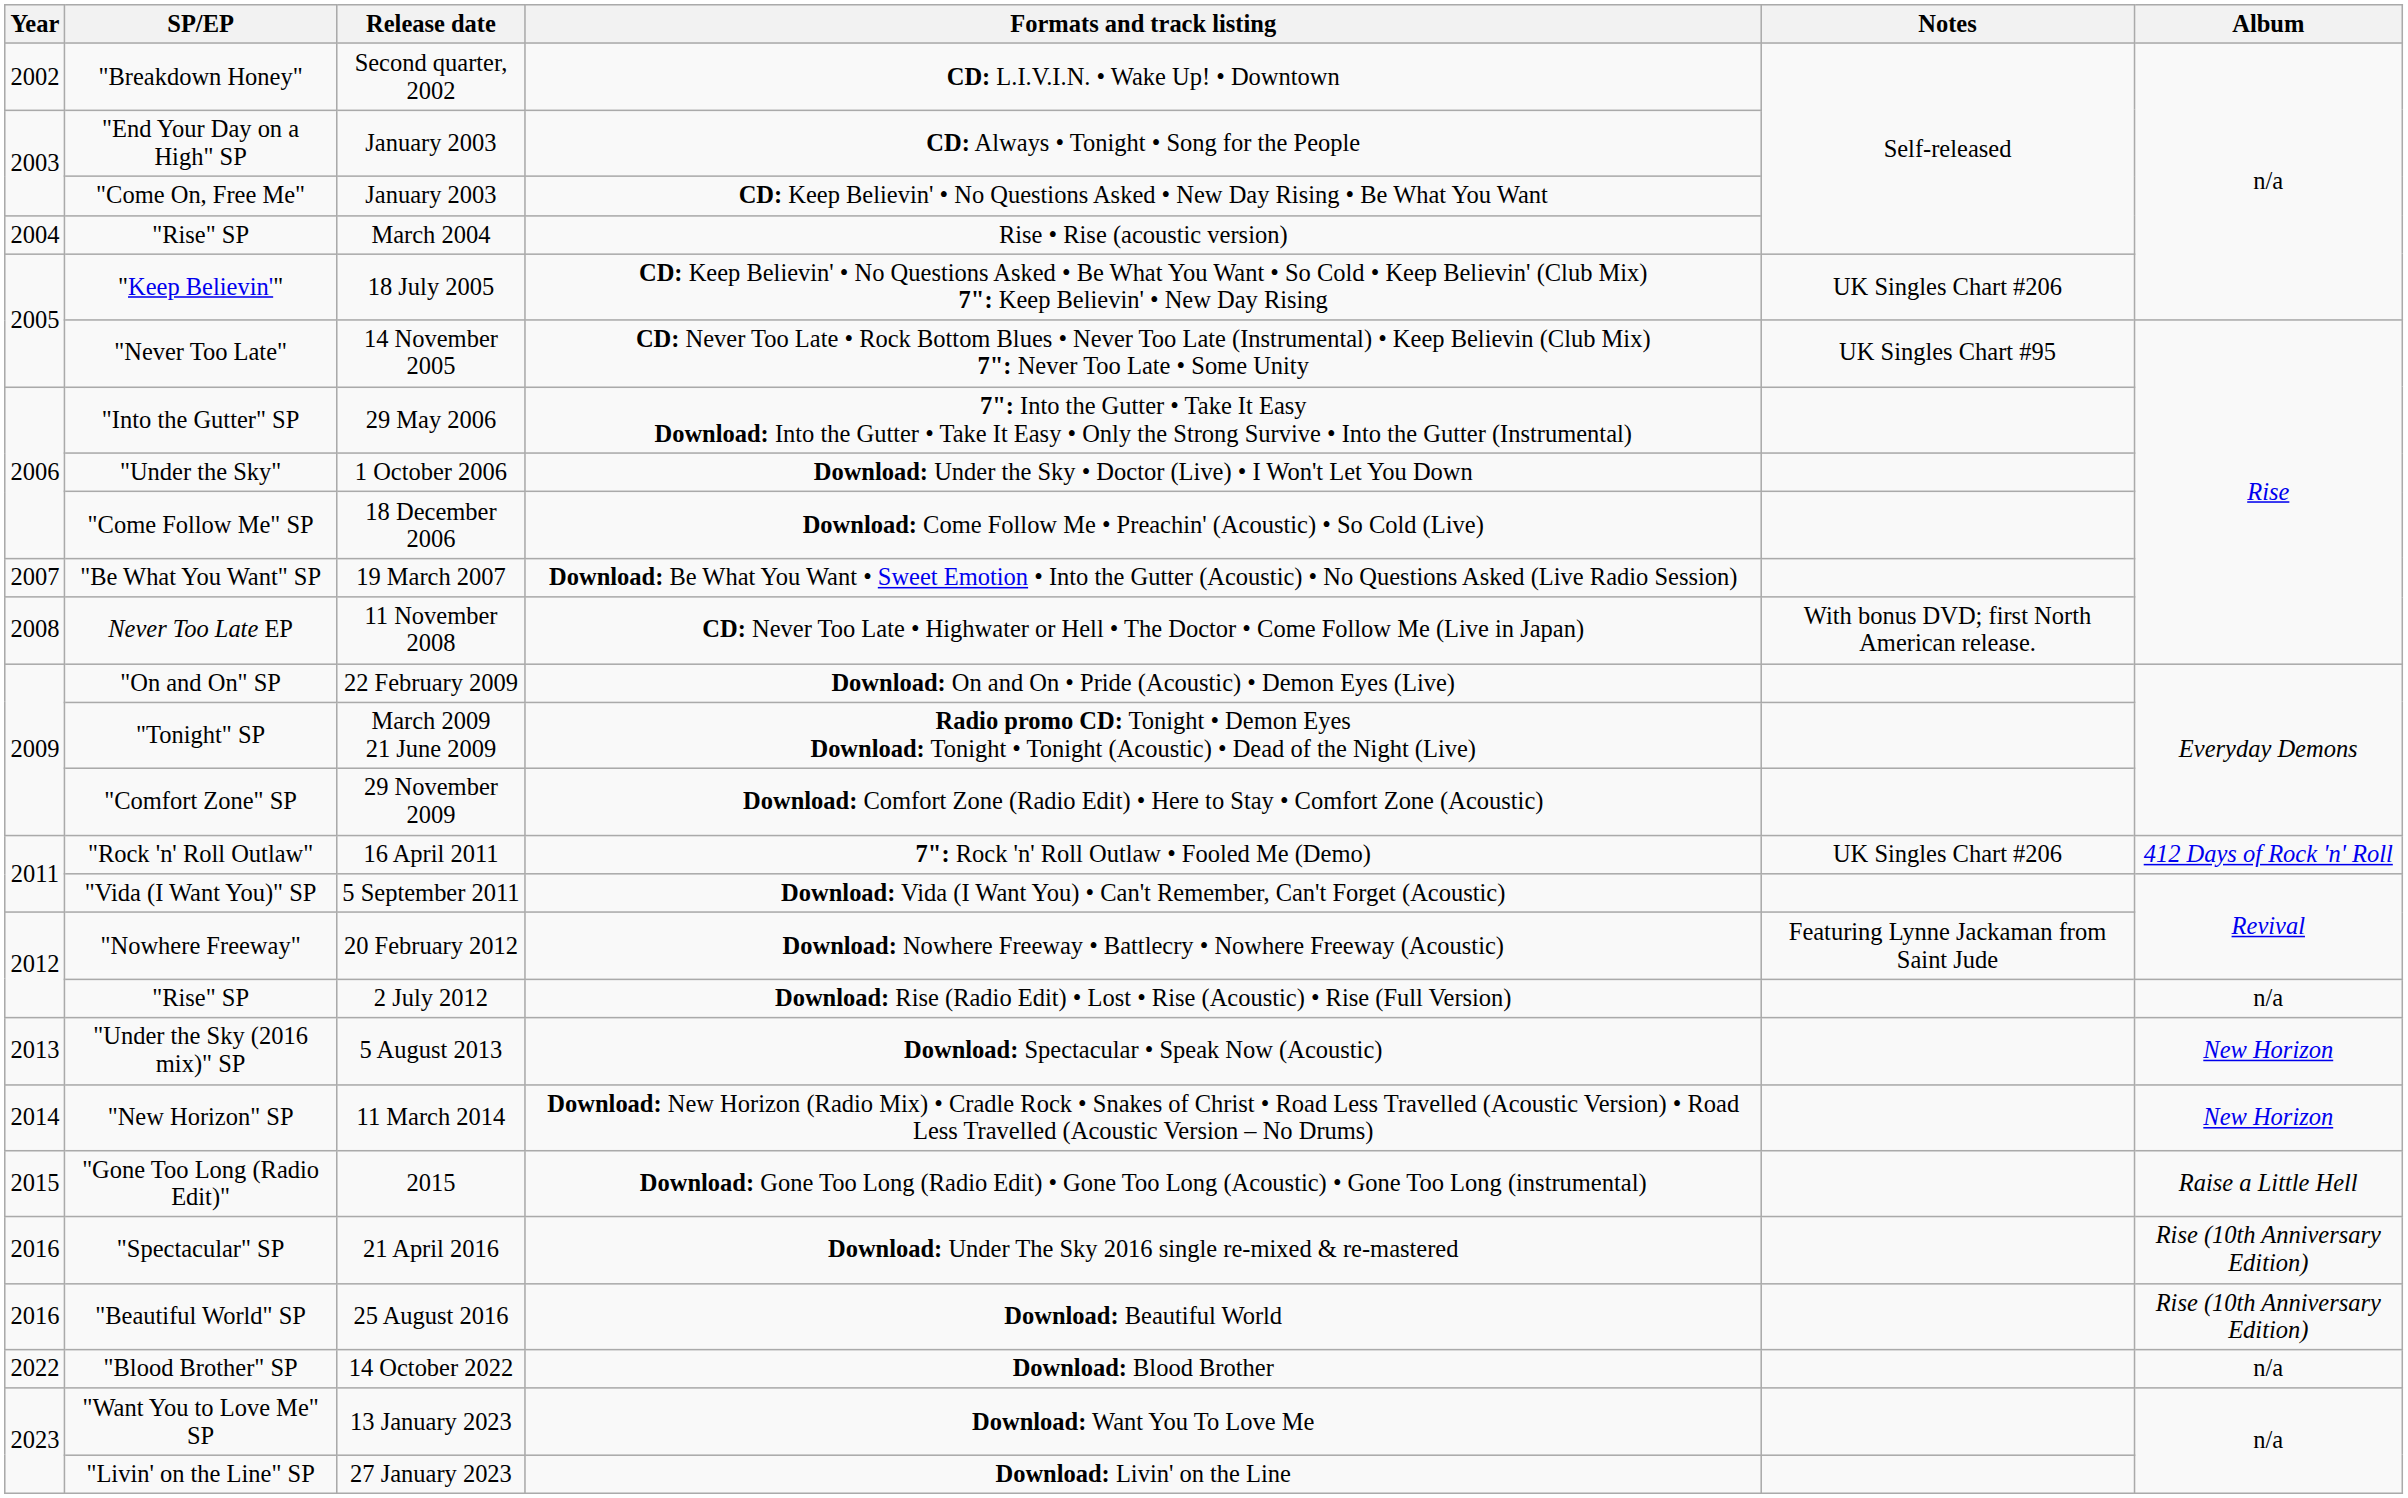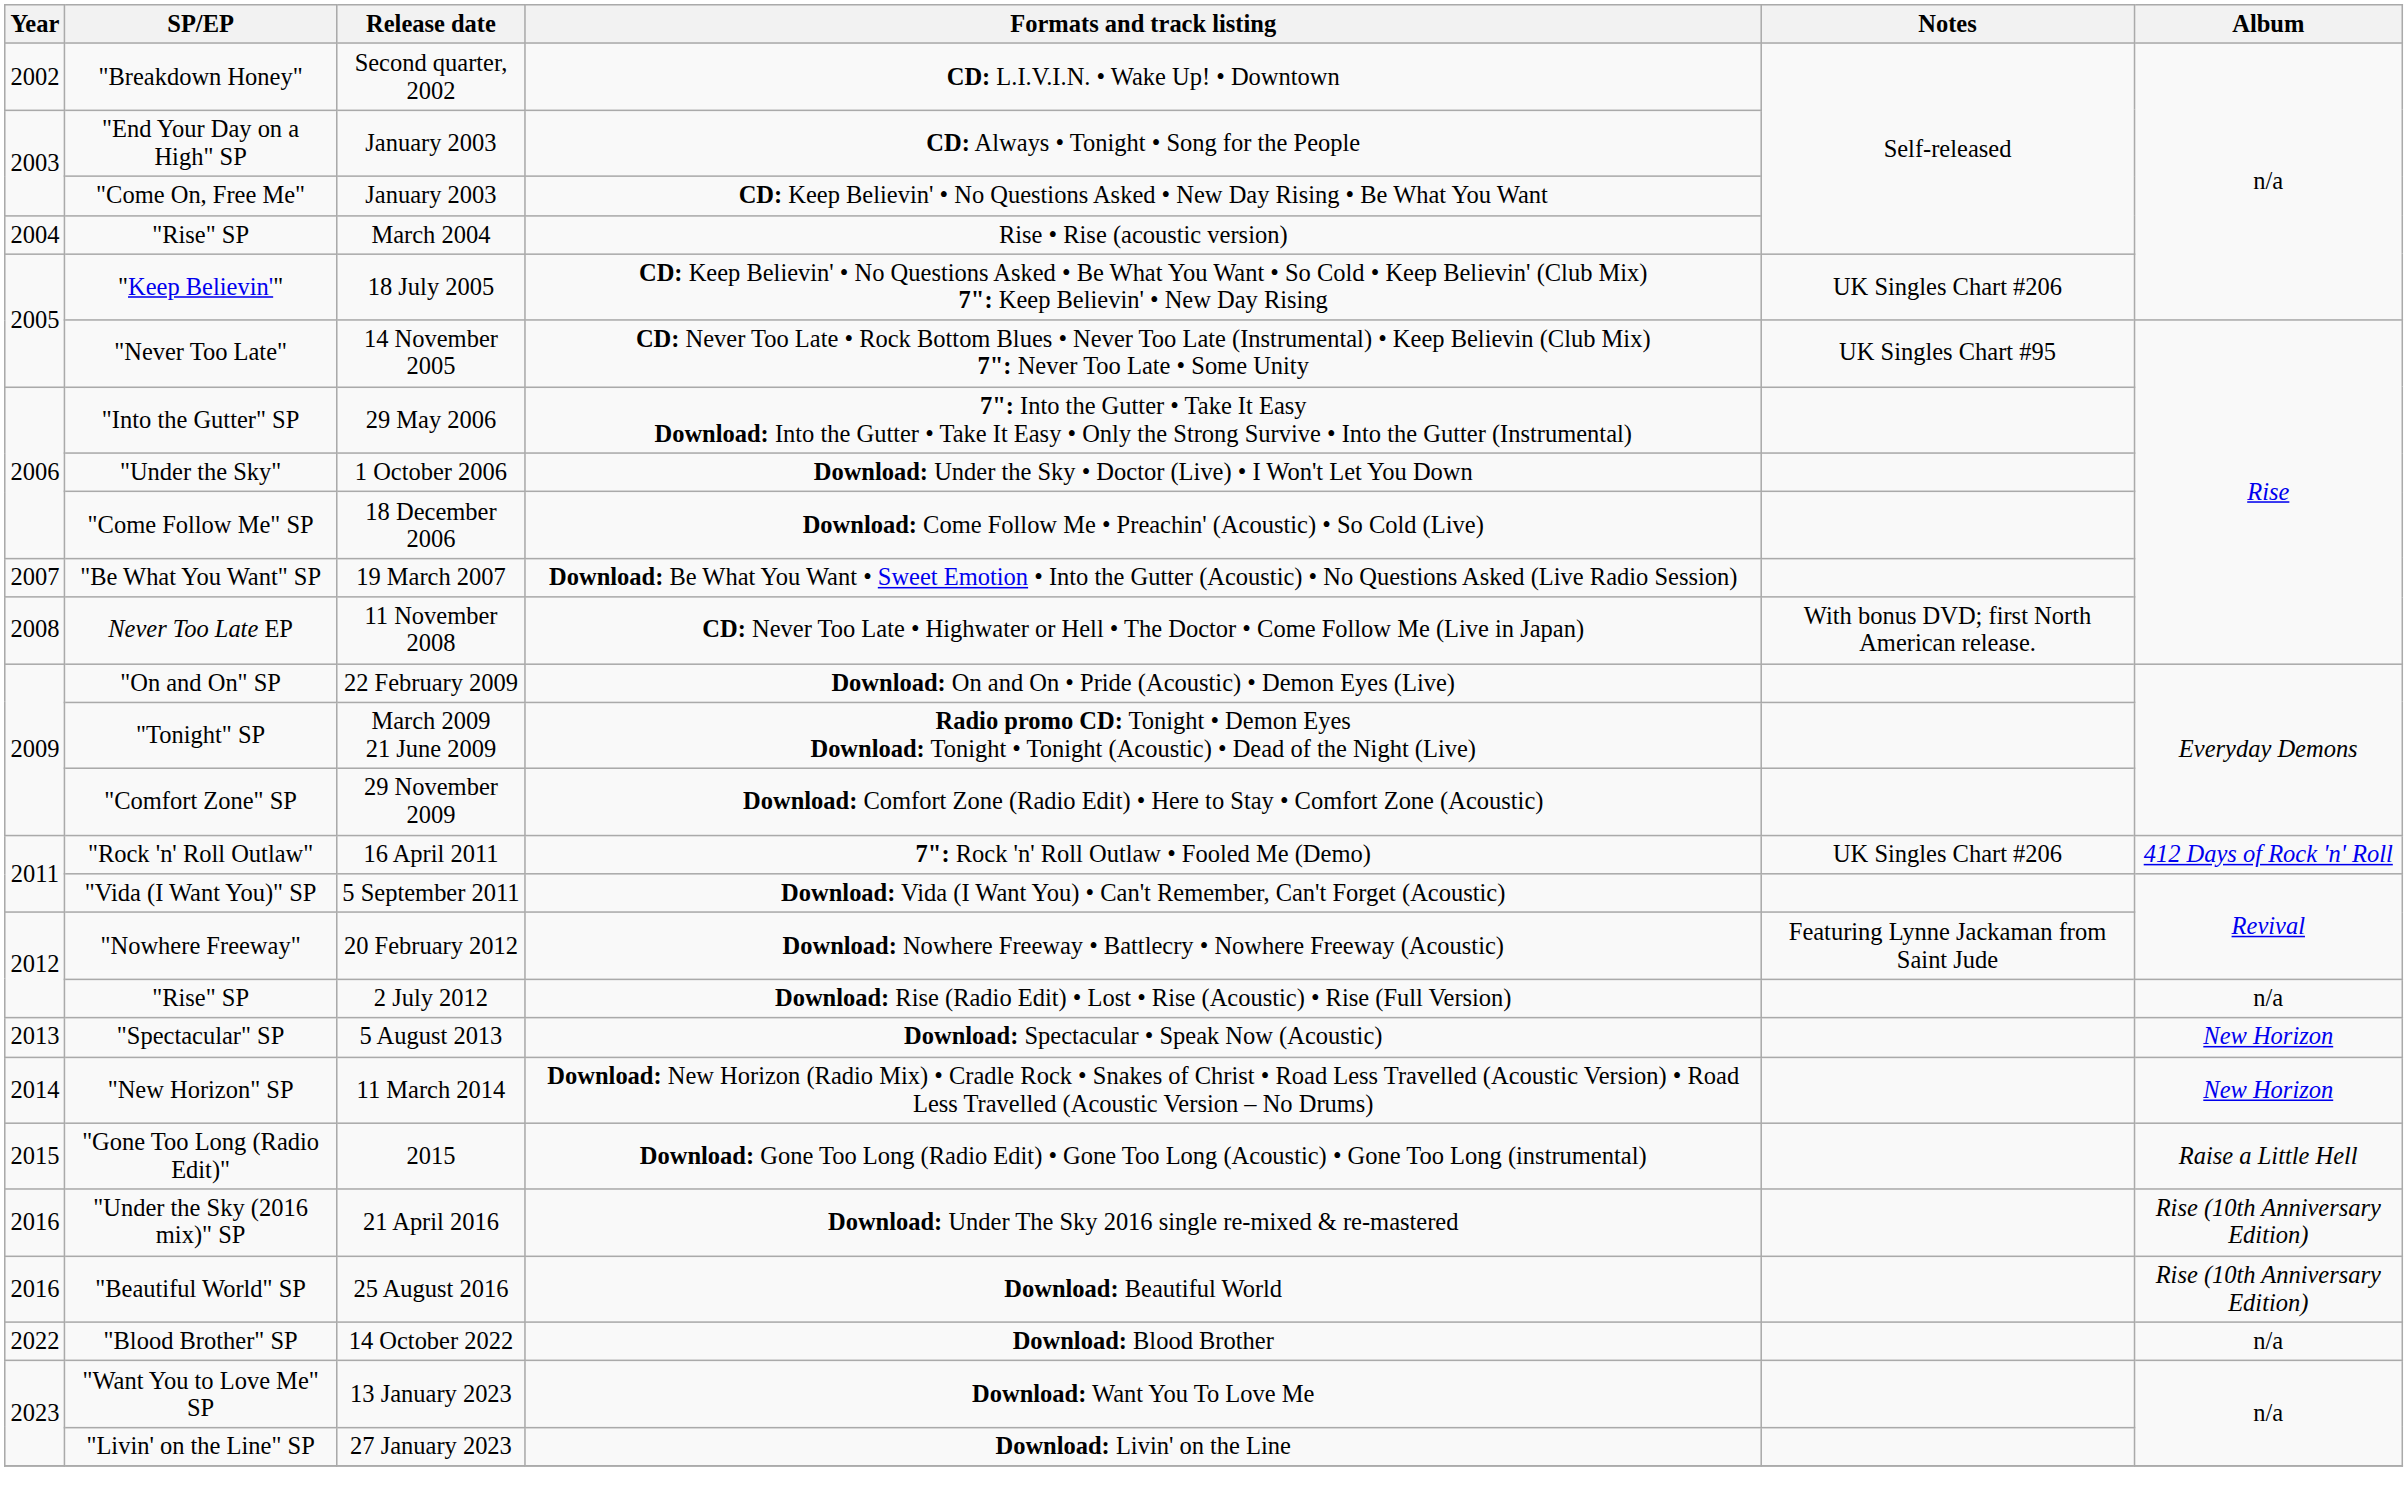(201, 1050) "Under the Sky (2016 mix)" SP -> (201, 1036) "Spectacular" SP
(201, 1249) "Spectacular" SP -> (201, 1222) "Under the Sky (2016 mix)" SP
